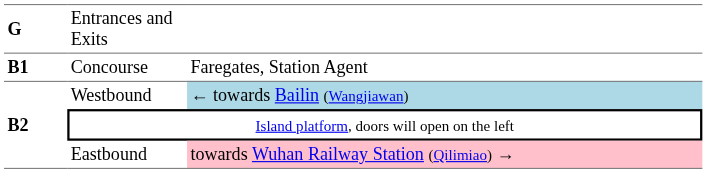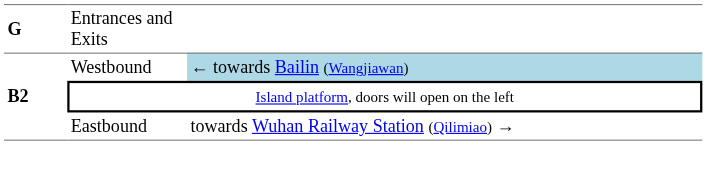- row: (109, 67)
(353, 154) pink background -> (353, 125) no background
